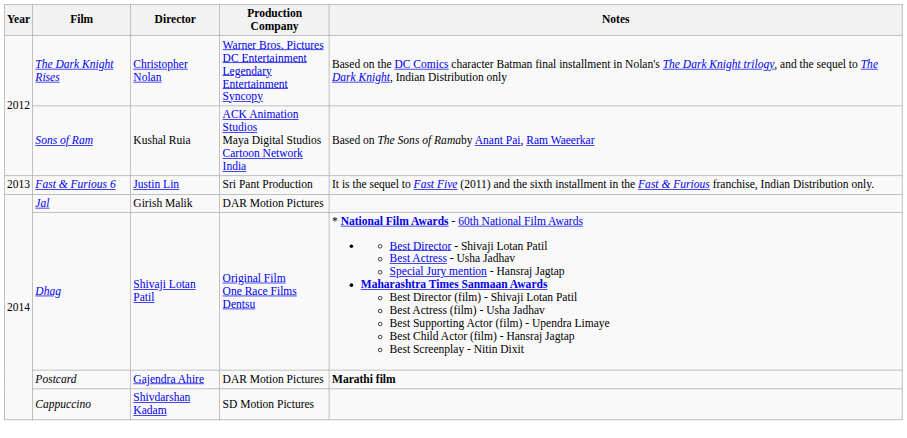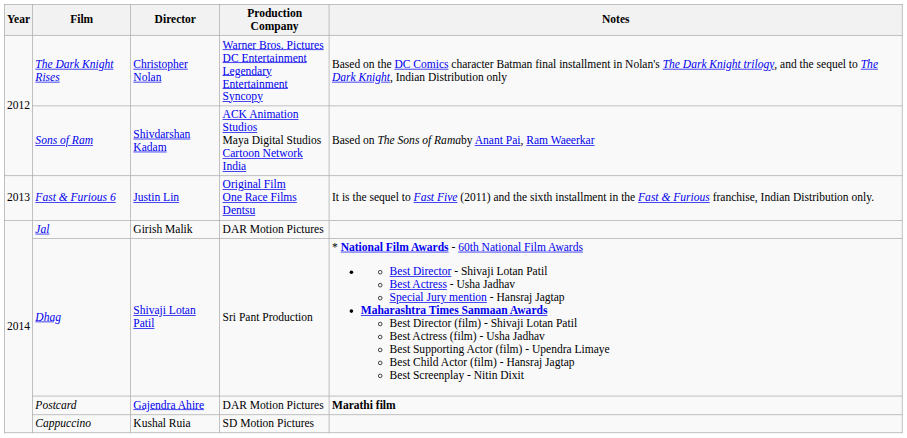(162, 140) Kushal Ruia -> (162, 140) Shivdarshan Kadam
(268, 185) Sri Pant Production -> (260, 198) Original Film One Race Films Dentsu
(260, 291) Original Film One Race Films Dentsu -> (268, 317) Sri Pant Production
(162, 404) Shivdarshan Kadam -> (162, 423) Kushal Ruia
